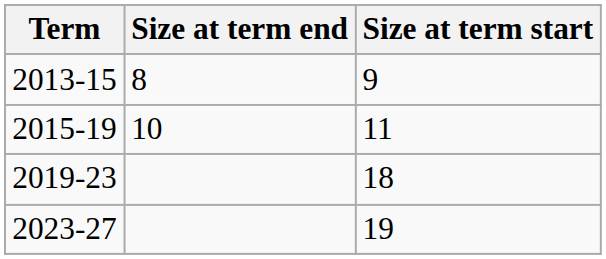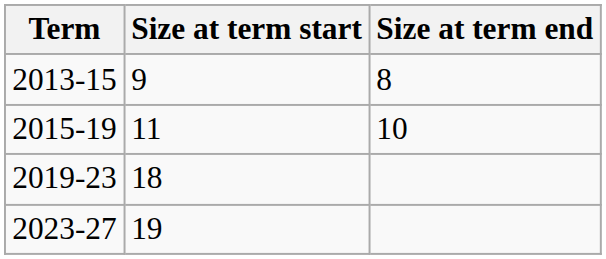columns swapped: (478, 29) <-> (240, 29)
